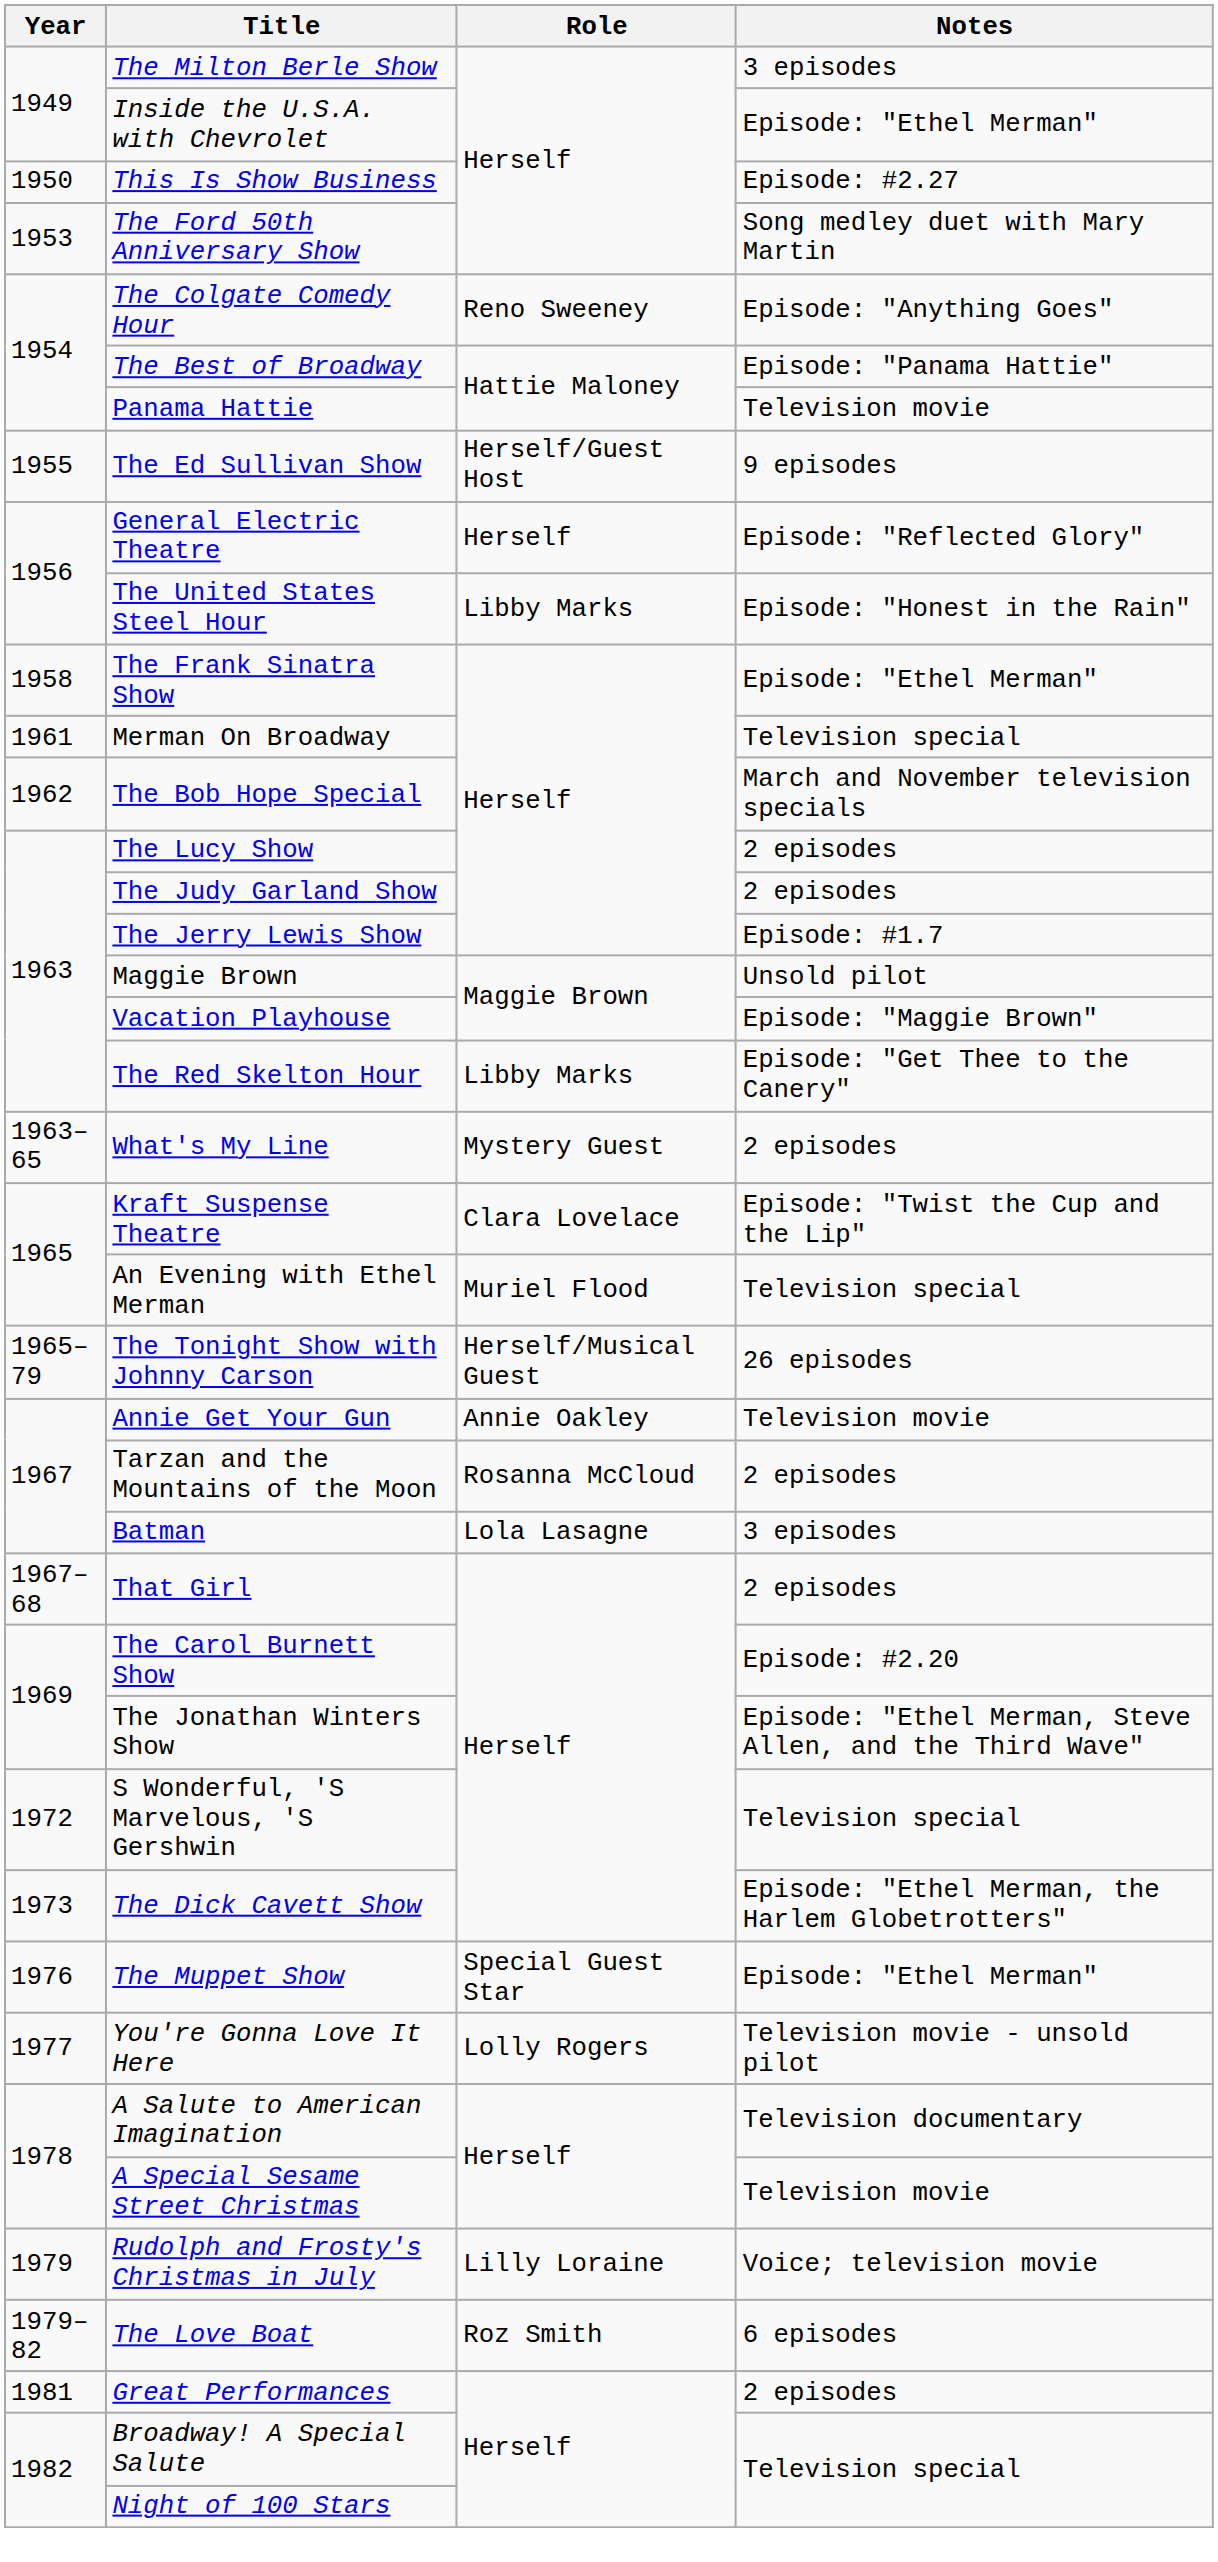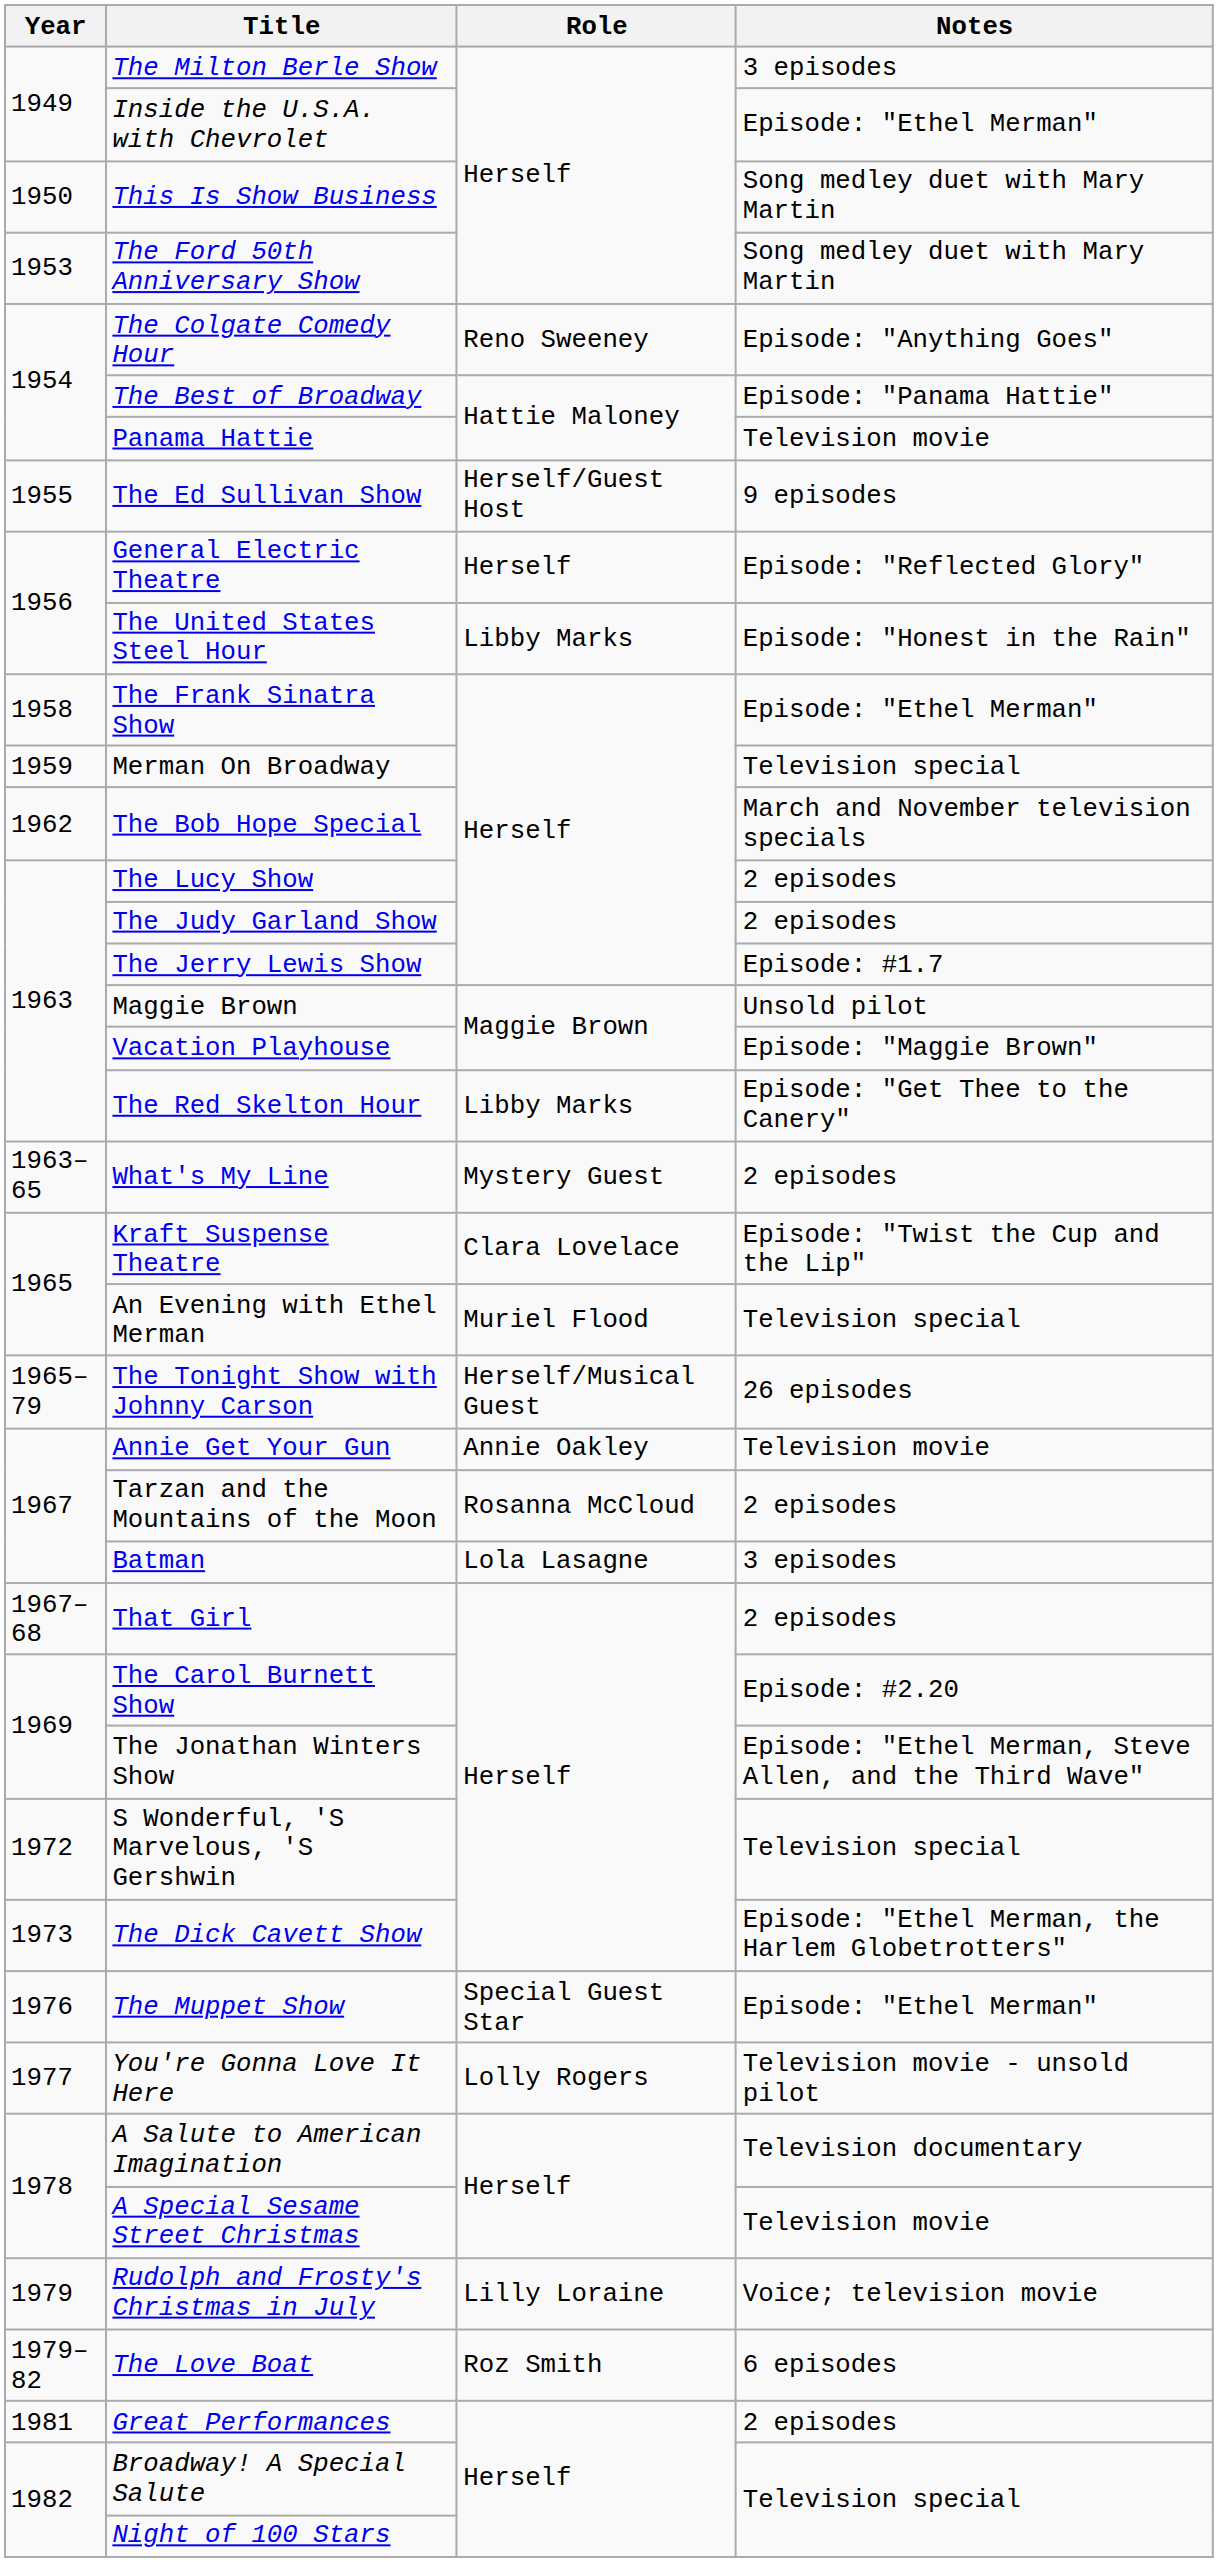(851, 182) Episode: #2.27 -> (944, 196) Song medley duet with Mary Martin
(42, 737) 1961 -> (42, 767) 1959
